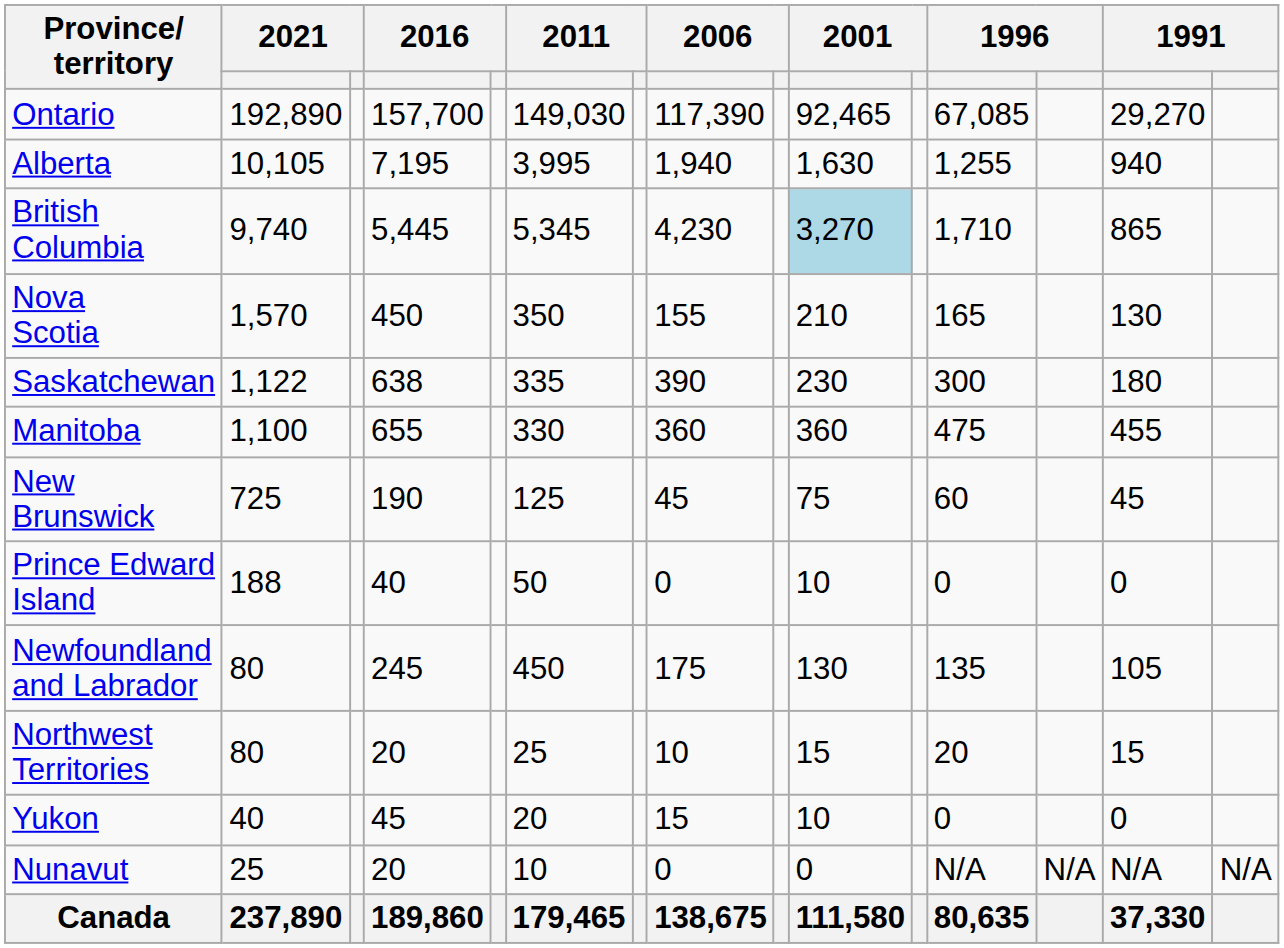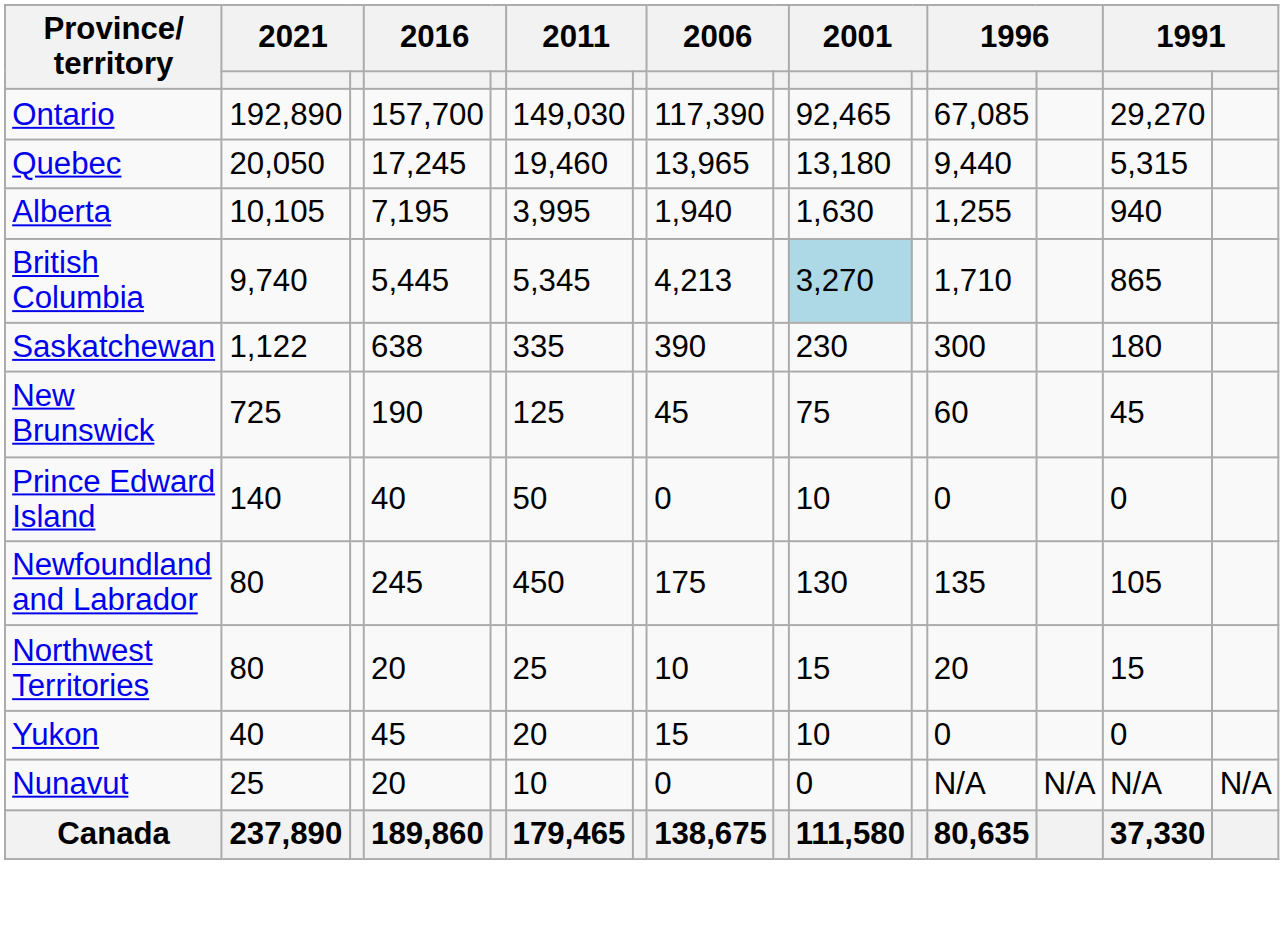+ row: (67, 163)
(693, 230) 4,230 -> (693, 279) 4,213
- row: (56, 314)
- row: (76, 431)
(256, 583) 188 -> (256, 498) 140
